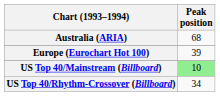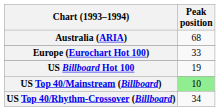(196, 53) 39 -> (196, 53) 33
+ row: (91, 68)
